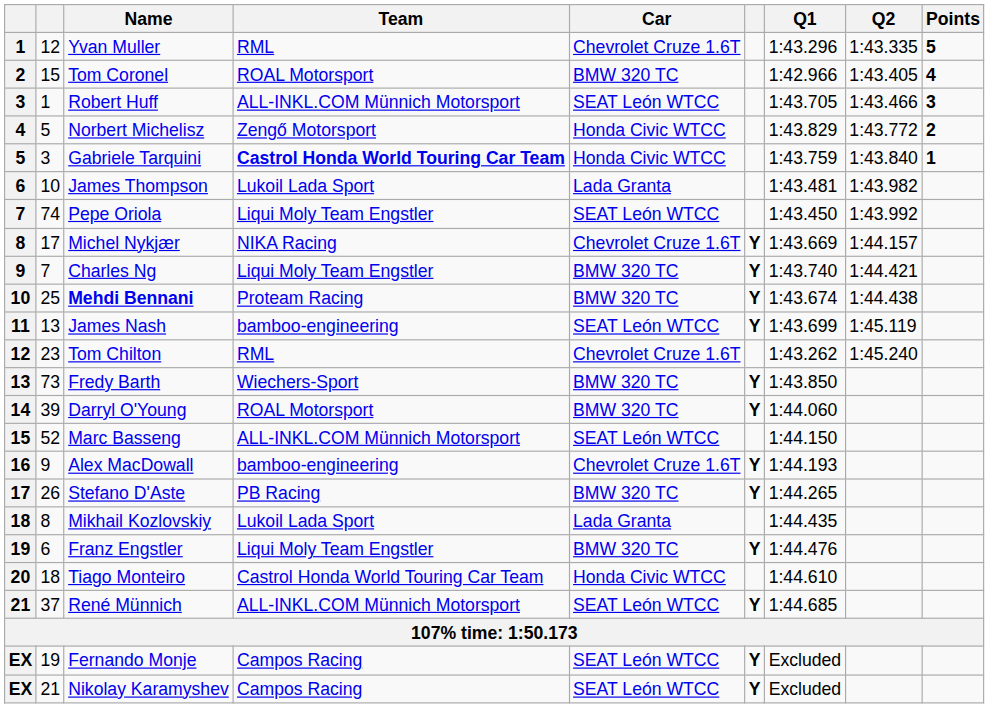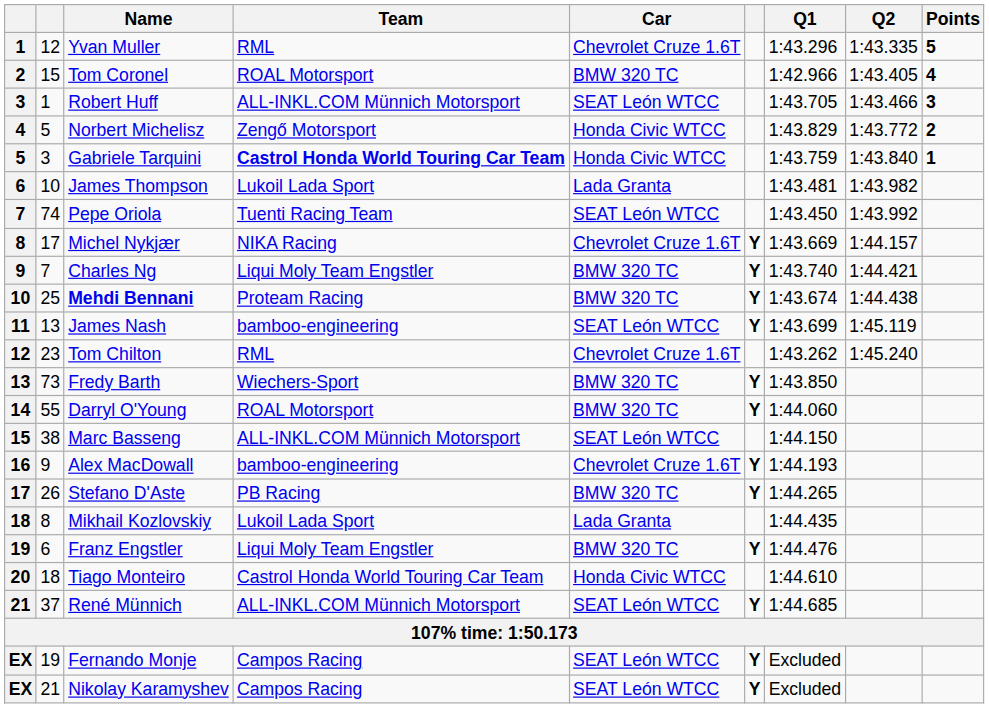(335, 214) Liqui Moly Team Engstler -> (315, 214) Tuenti Racing Team
(50, 409) 39 -> (50, 409) 55
(50, 437) 52 -> (50, 437) 38
